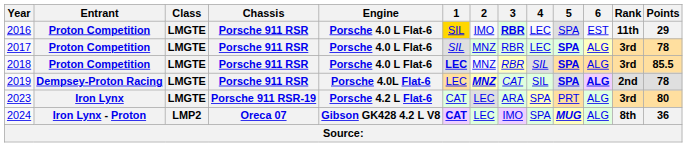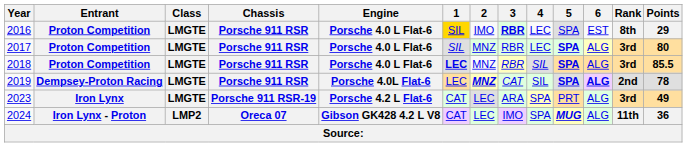(628, 30) 11th -> (628, 30) 8th
(663, 47) 78 -> (663, 47) 80
(663, 98) 80 -> (663, 98) 49
(456, 115) bold -> (456, 115) normal
(628, 115) 8th -> (628, 115) 11th
